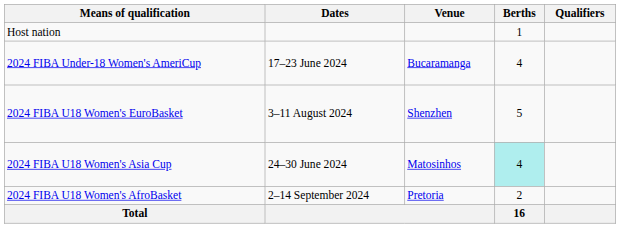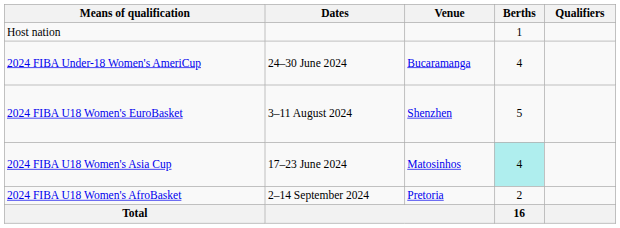(307, 63) 17–23 June 2024 -> (307, 63) 24–30 June 2024
(307, 164) 24–30 June 2024 -> (307, 164) 17–23 June 2024
